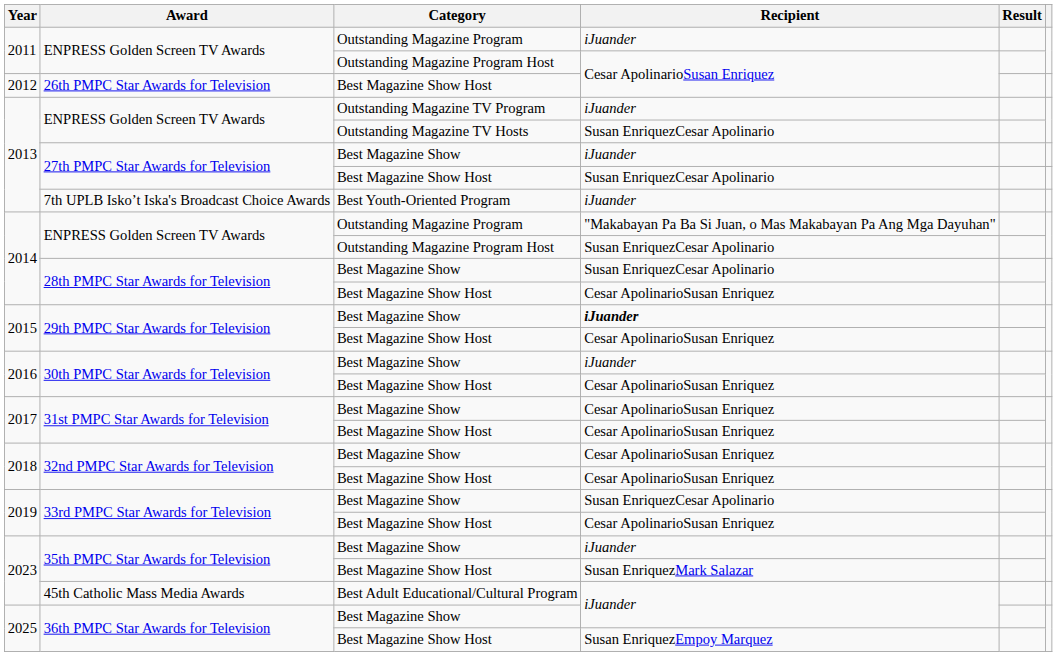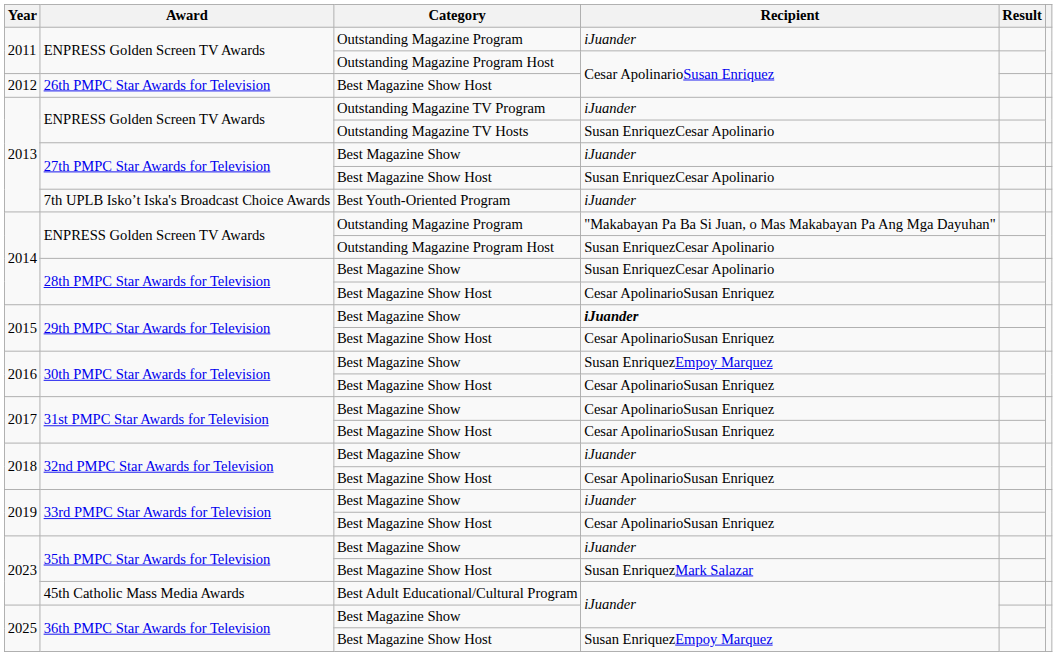(610, 362) iJuander -> (678, 362) Susan EnriquezEmpoy Marquez
(679, 454) Cesar ApolinarioSusan Enriquez -> (610, 454) iJuander
(679, 500) Susan EnriquezCesar Apolinario -> (610, 500) iJuander
